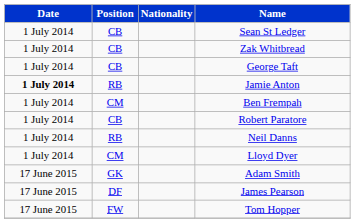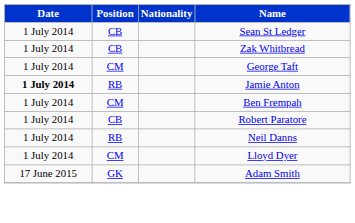(115, 67) CB -> (115, 67) CM
- row: (272, 191)
- row: (272, 209)
